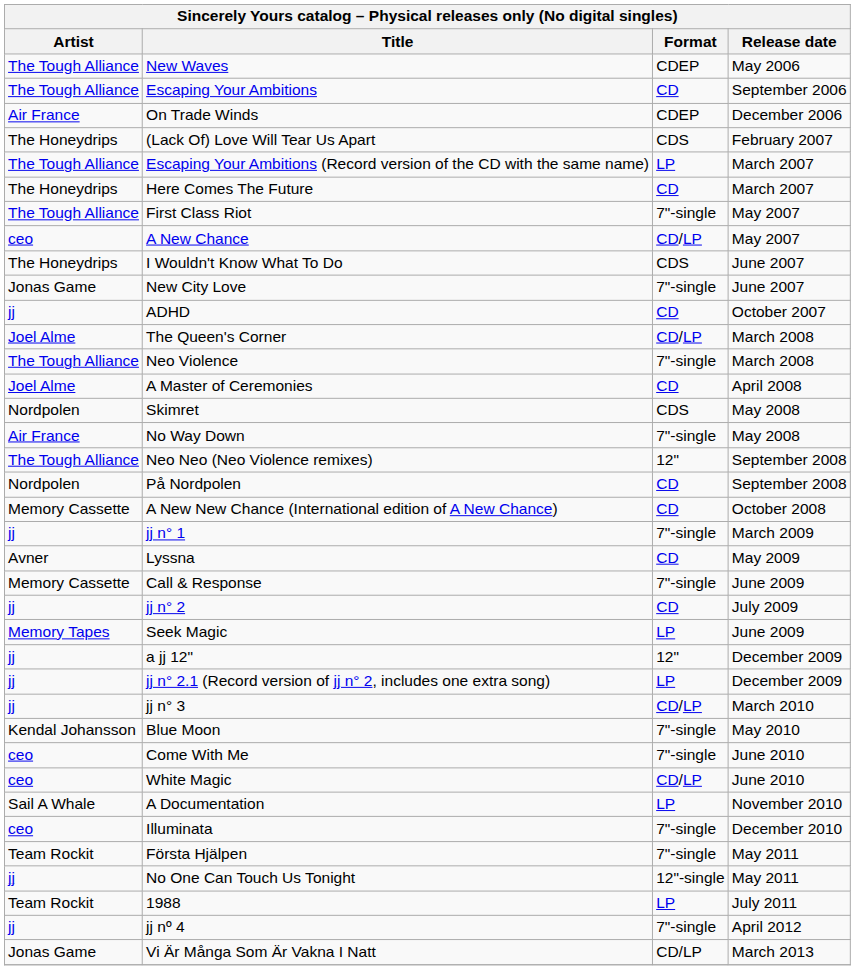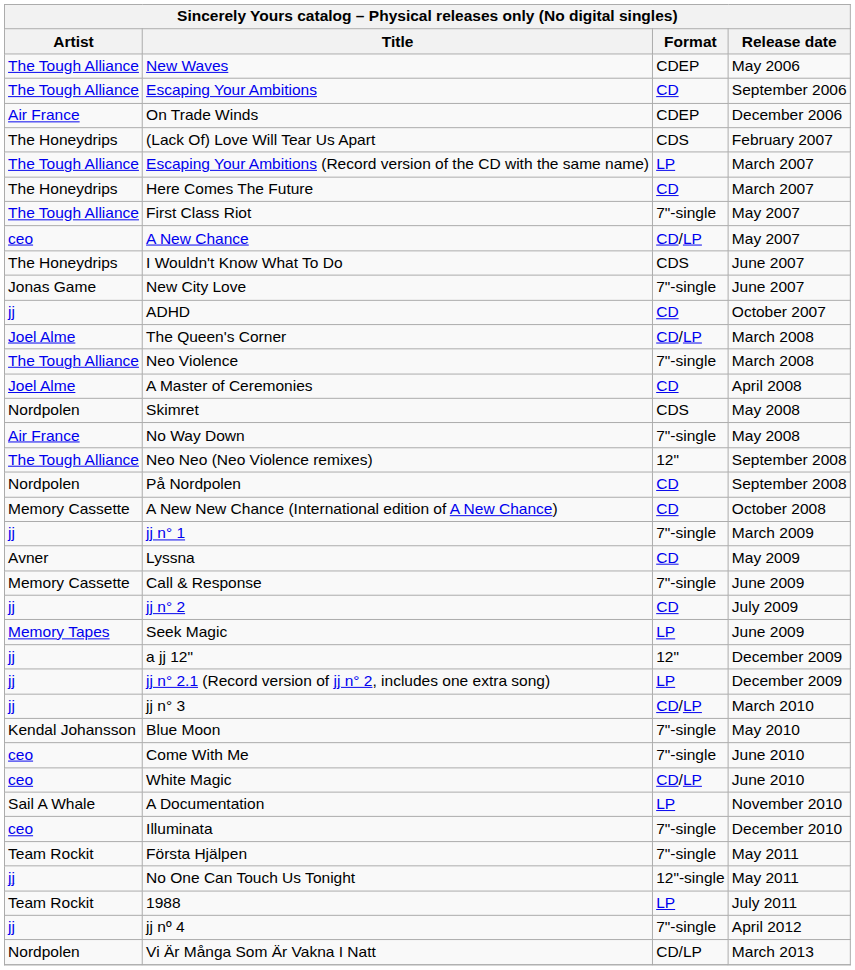(52, 952) Jonas Game -> (44, 952) Nordpolen
